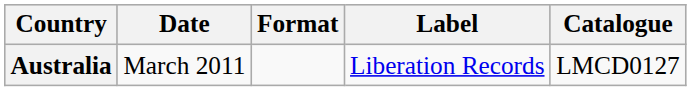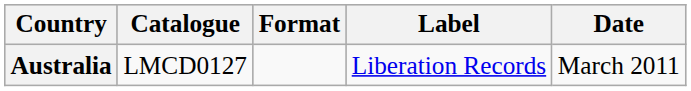columns swapped: (184, 24) <-> (618, 24)
